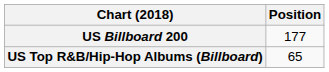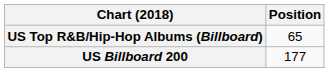rows swapped: (135, 36) <-> (135, 57)
